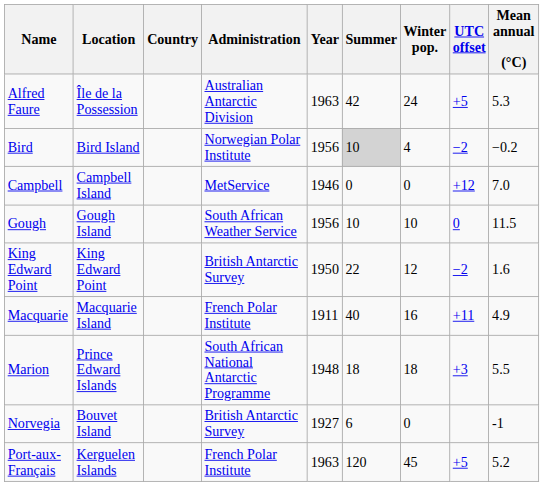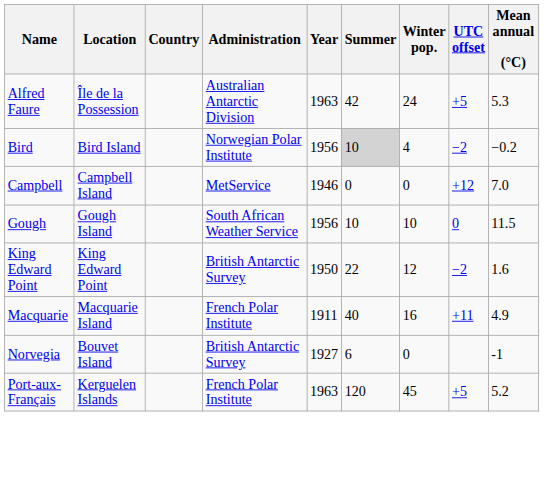- row: (28, 369)
